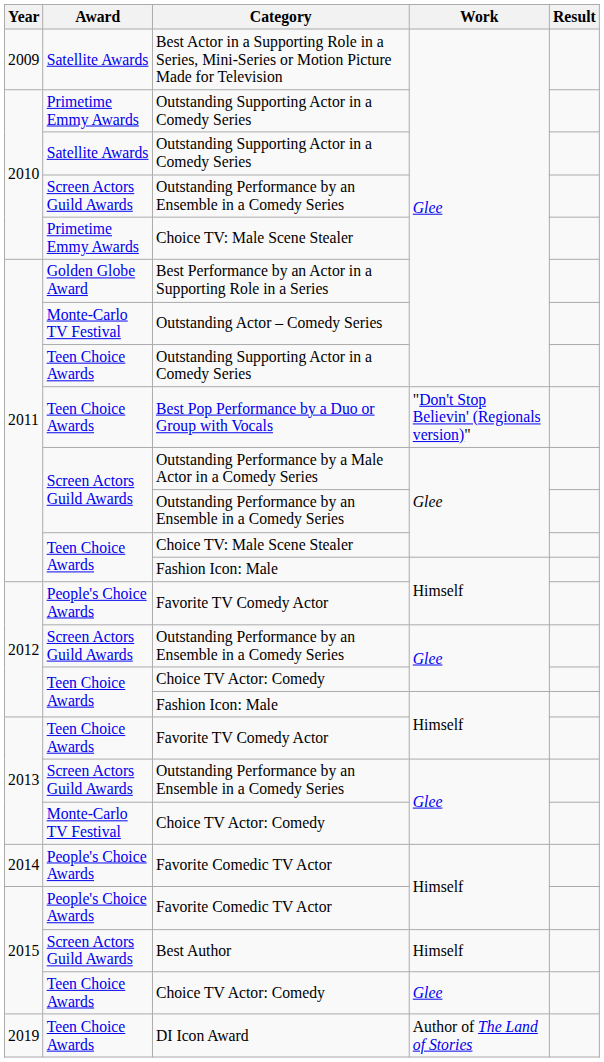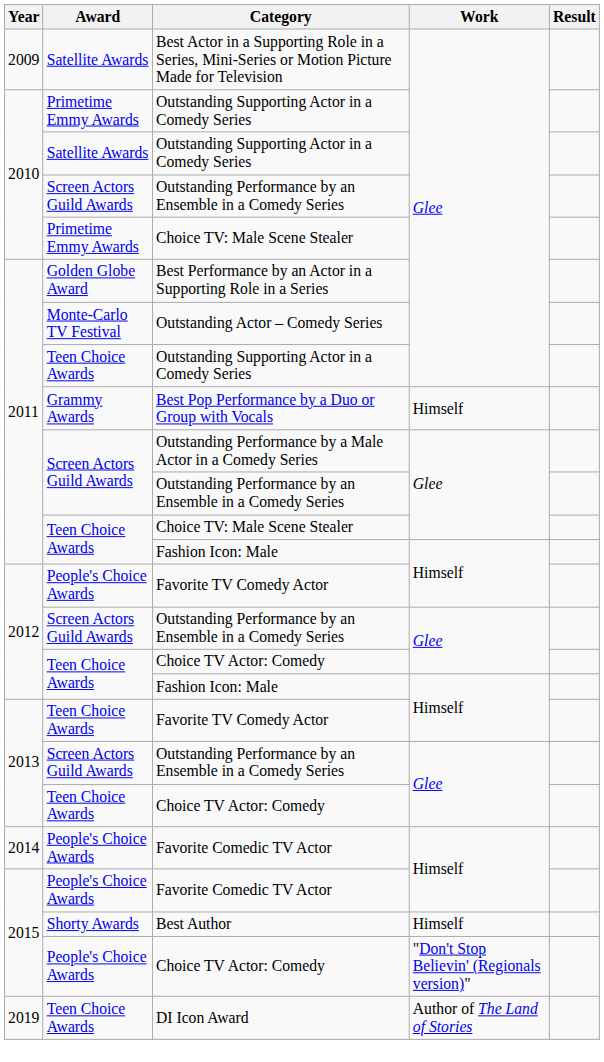(86, 417) Teen Choice Awards -> (75, 408) Grammy Awards
(477, 417) "Don't Stop Believin' (Regionals version)" -> (438, 408) Himself
(87, 822) Monte-Carlo TV Festival -> (86, 805) Teen Choice Awards
(90, 950) Screen Actors Guild Awards -> (93, 924) Shorty Awards
(86, 993) Teen Choice Awards -> (97, 966) People's Choice Awards
(428, 993) Glee -> (477, 966) "Don't Stop Believin' (Regionals version)"
